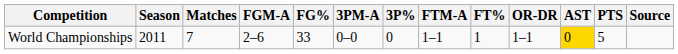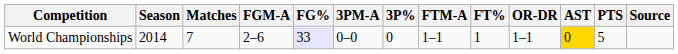(153, 37) 2011 -> (153, 37) 2014
(304, 37) no background -> (304, 37) lavender background
